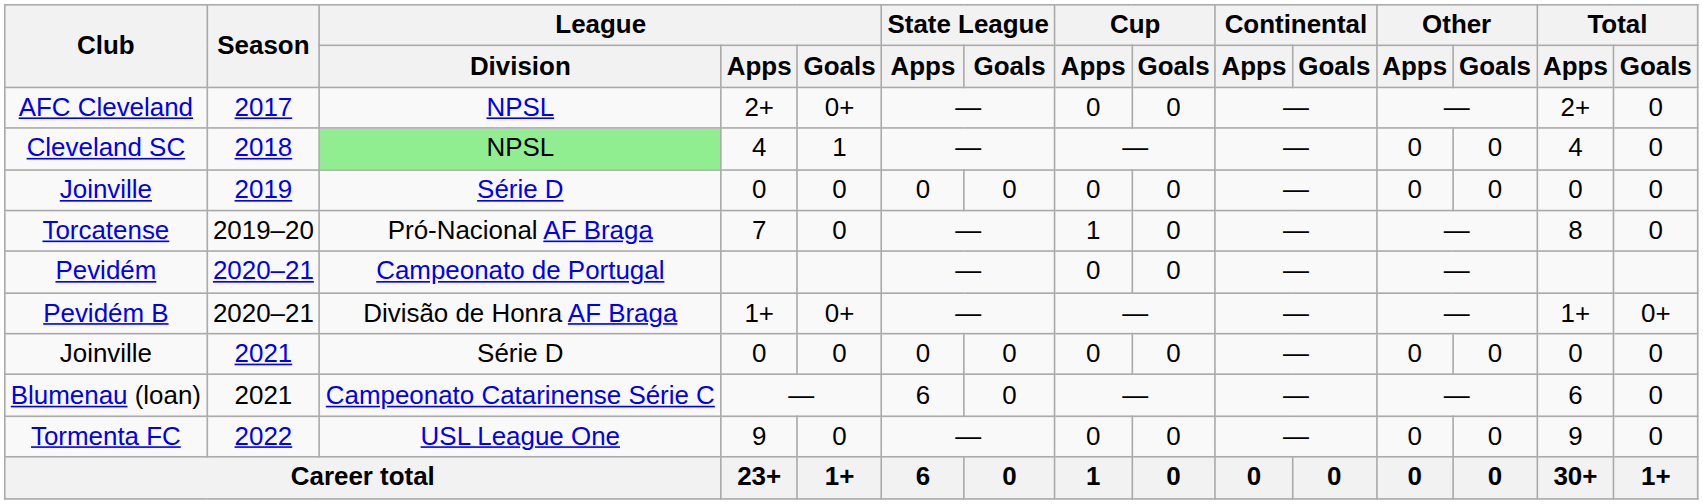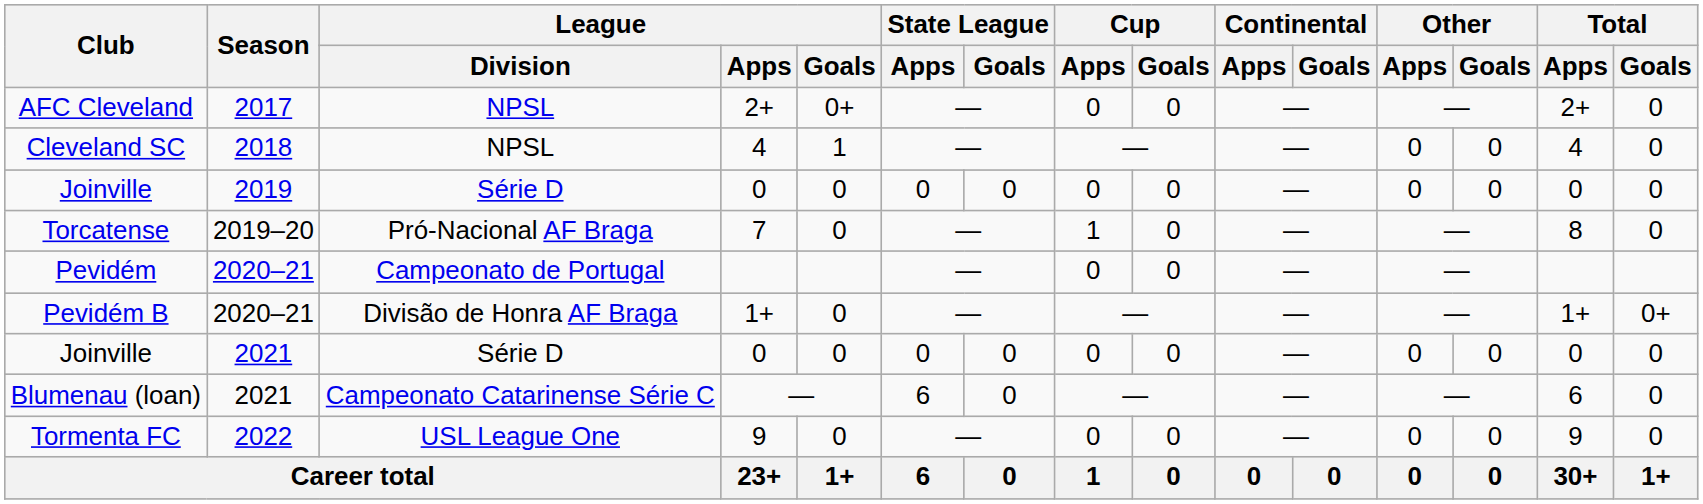(520, 148) lightgreen background -> (520, 148) no background
(840, 312) 0+ -> (840, 312) 0
